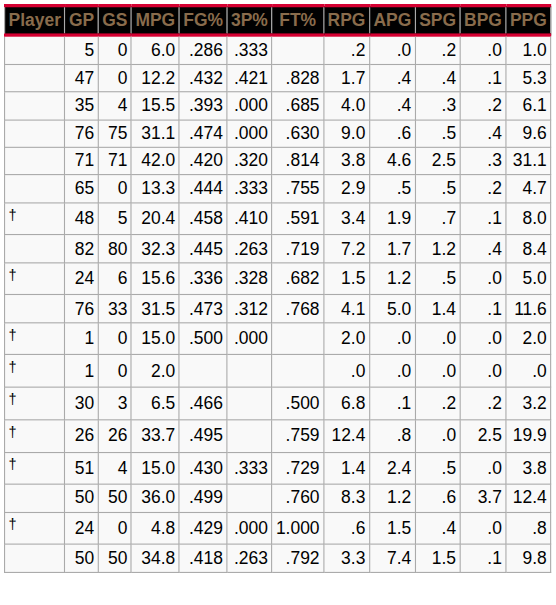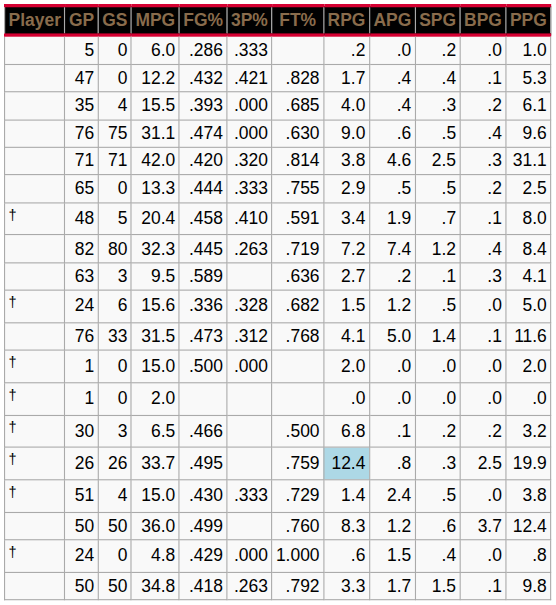(535, 188) 4.7 -> (535, 188) 2.5
(399, 248) 1.7 -> (399, 248) 7.4
+ row: (84, 276)
(348, 435) no background -> (348, 463) lightblue background
(449, 435) .0 -> (449, 463) .3
(399, 558) 7.4 -> (399, 585) 1.7
